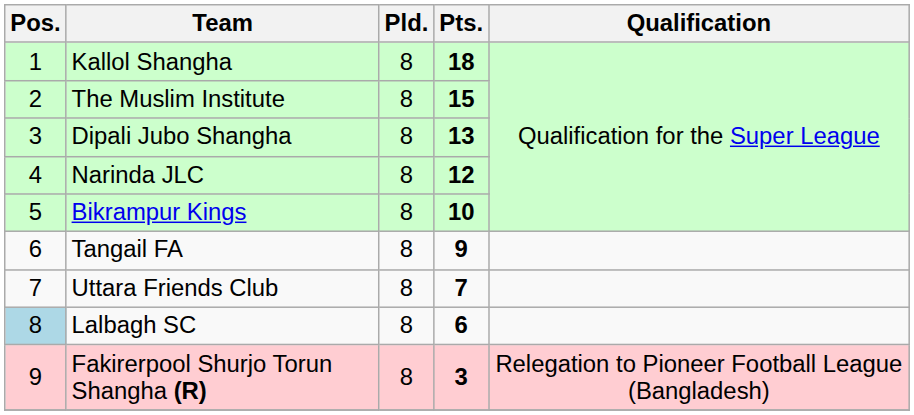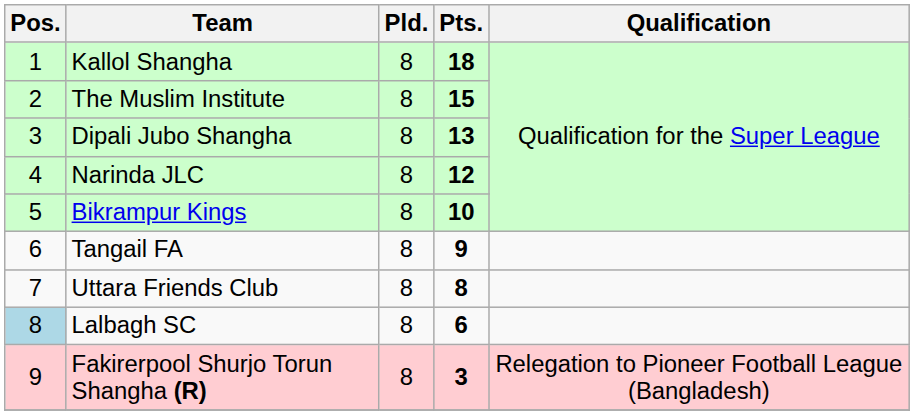(461, 288) 7 -> (461, 288) 8
